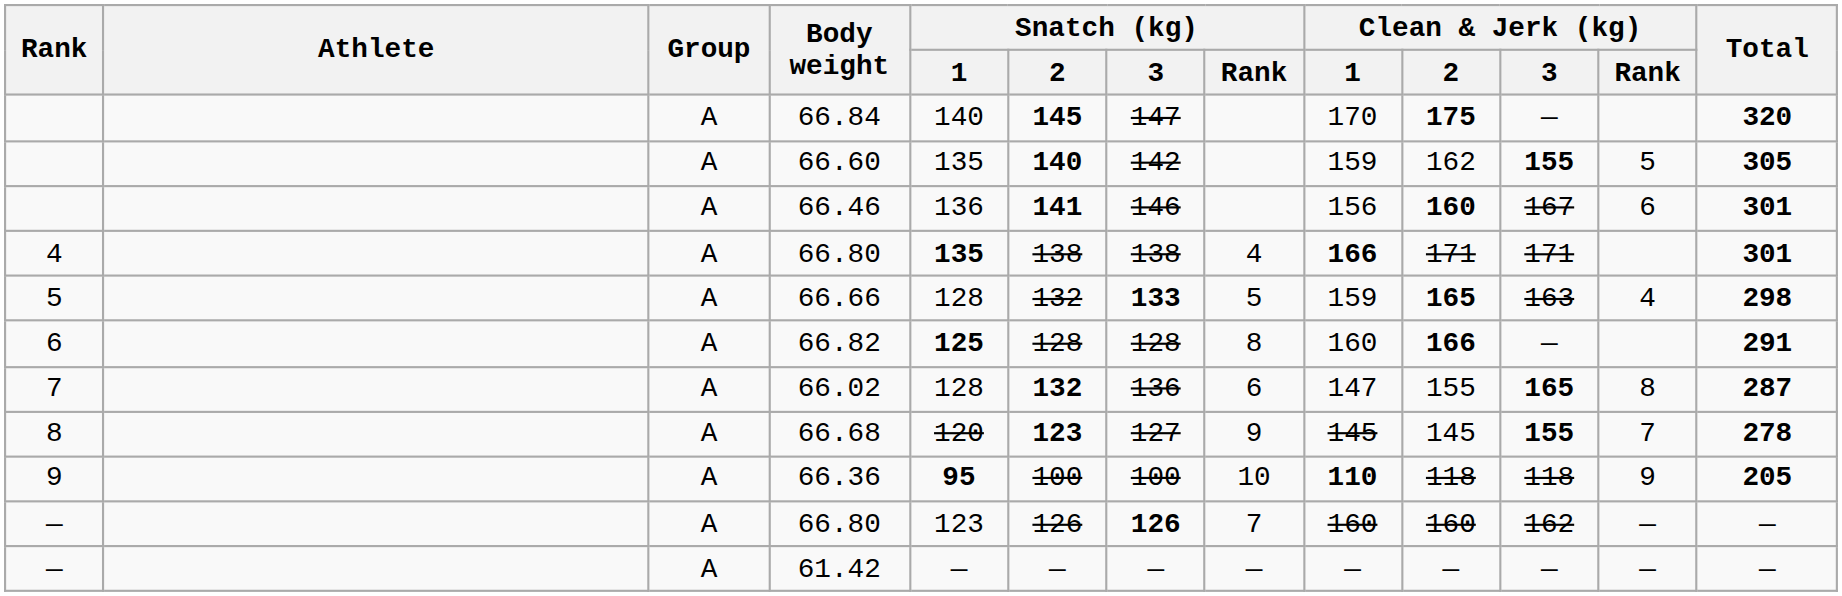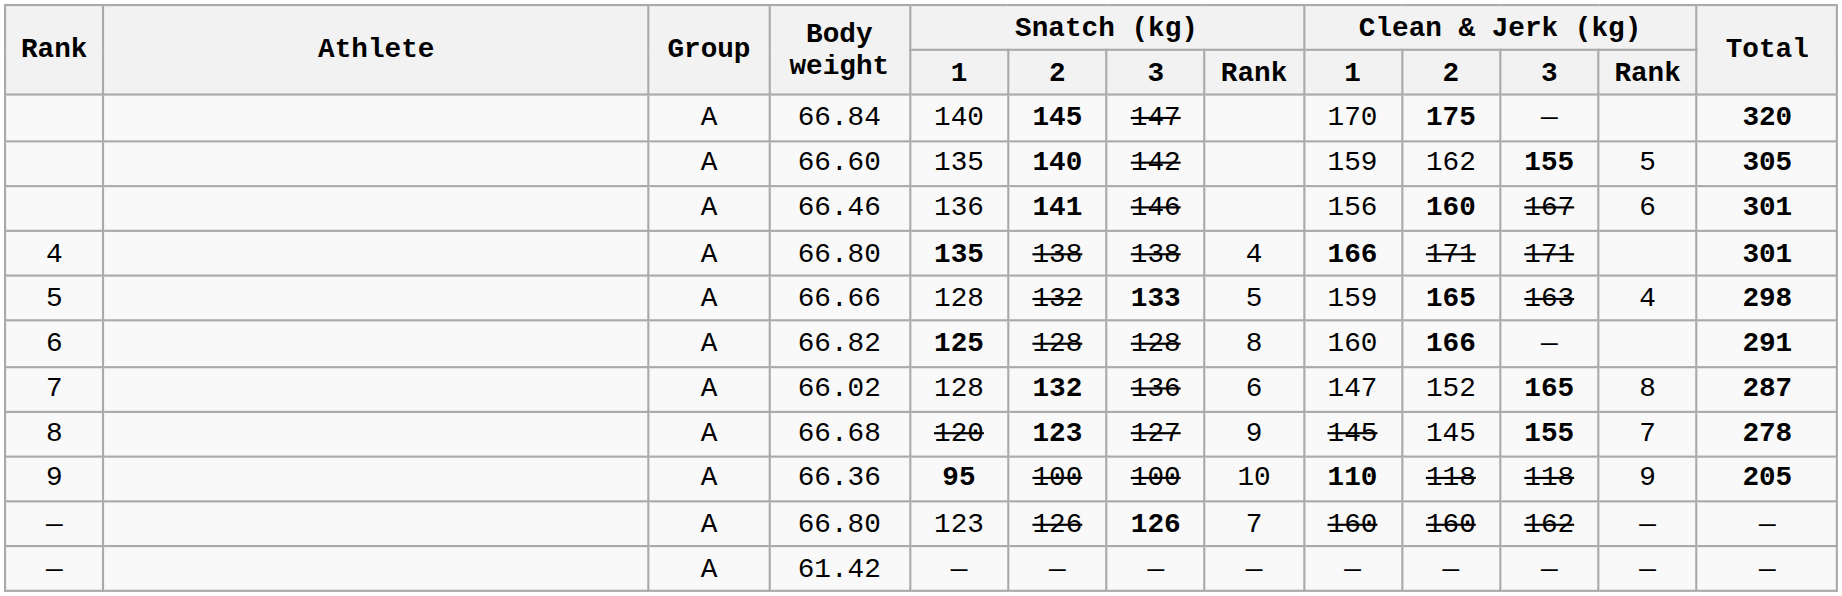(1451, 389) 155 -> (1451, 389) 152
